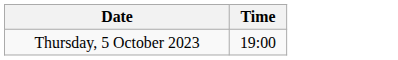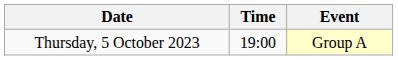+ column: (340, 17)
